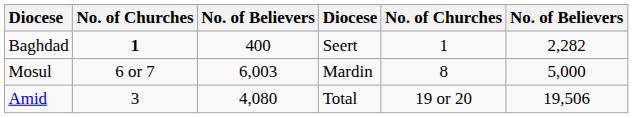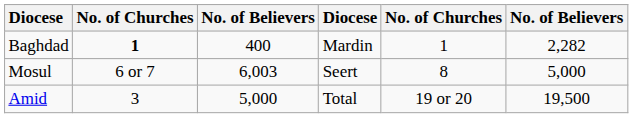(340, 44) Seert -> (348, 44) Mardin
(348, 71) Mardin -> (340, 71) Seert
(258, 98) 4,080 -> (258, 98) 5,000
(567, 98) 19,506 -> (567, 98) 19,500
